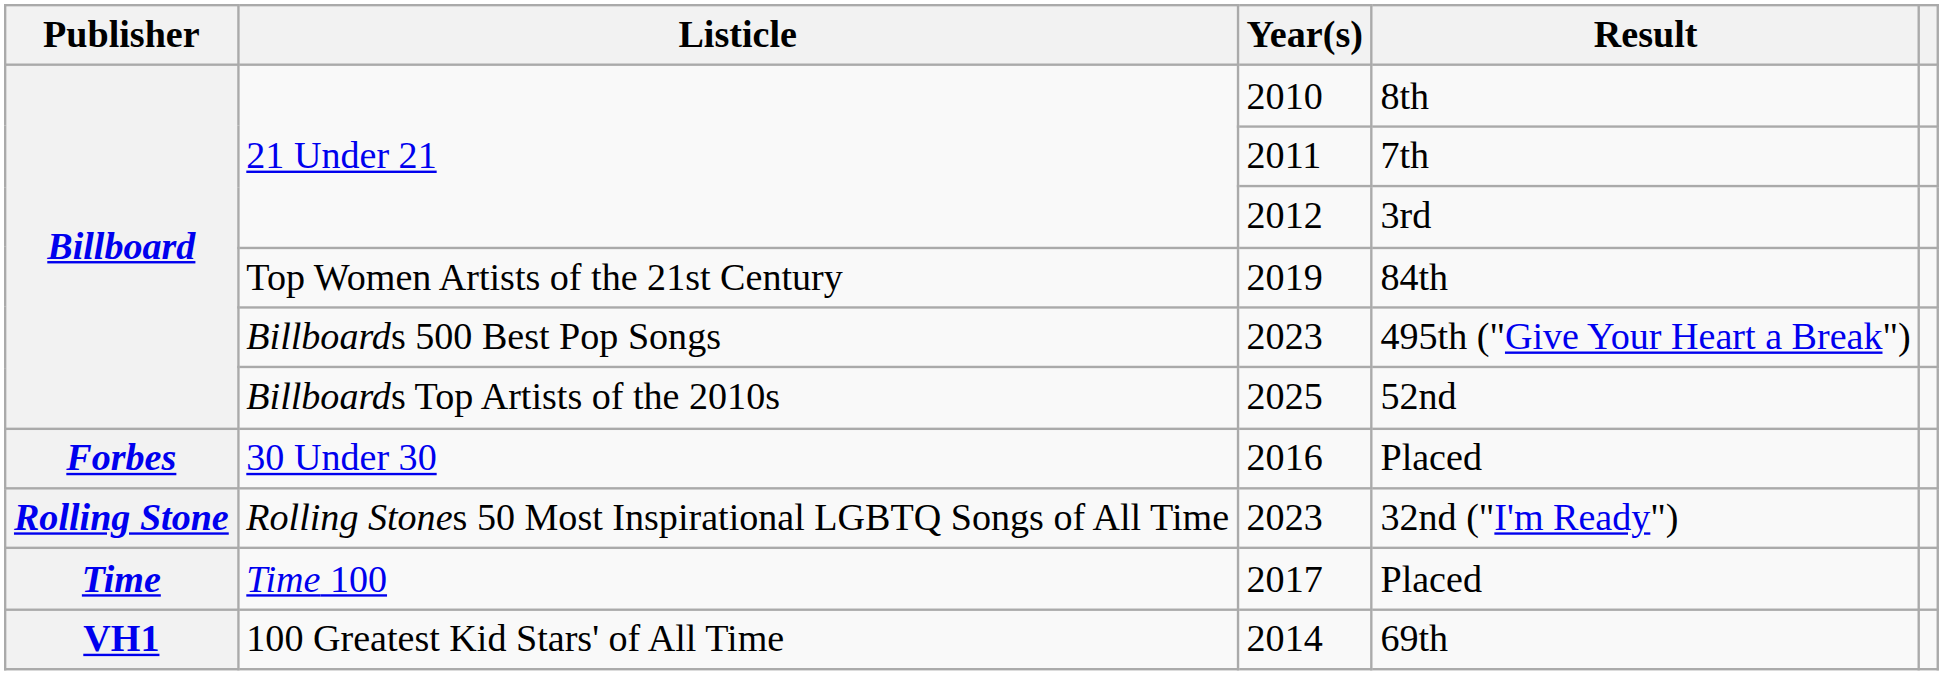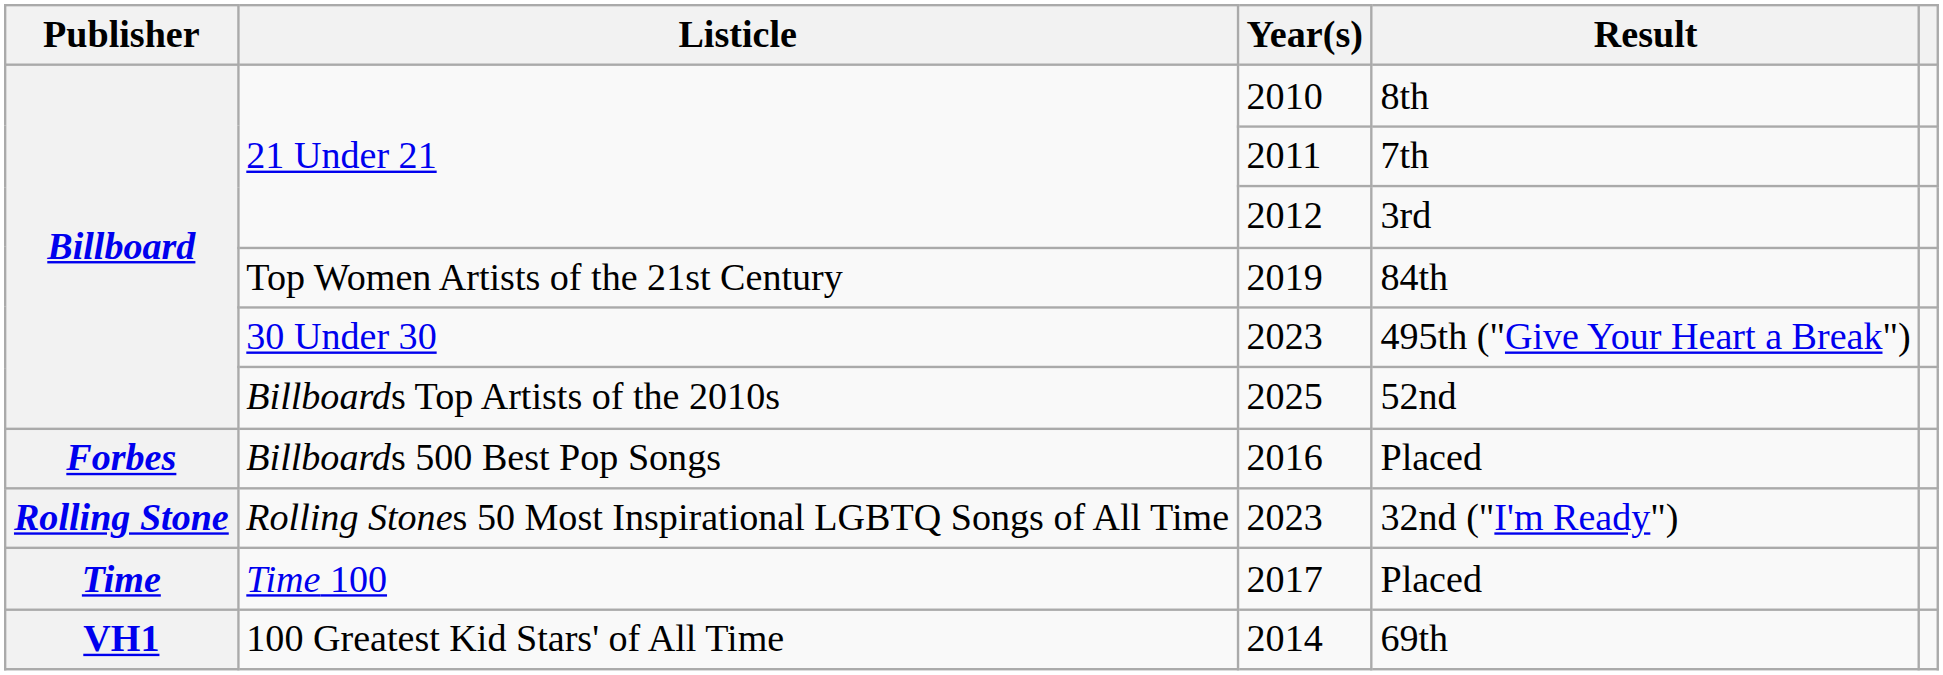(484, 336) Billboards 500 Best Pop Songs -> (341, 336) 30 Under 30
(341, 457) 30 Under 30 -> (484, 457) Billboards 500 Best Pop Songs
